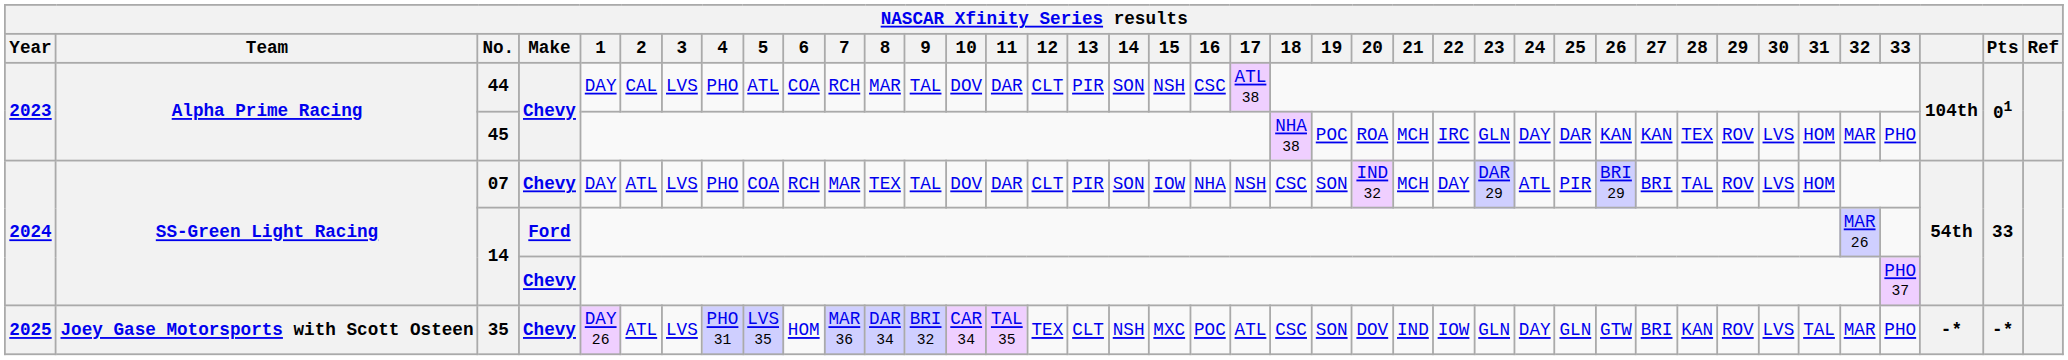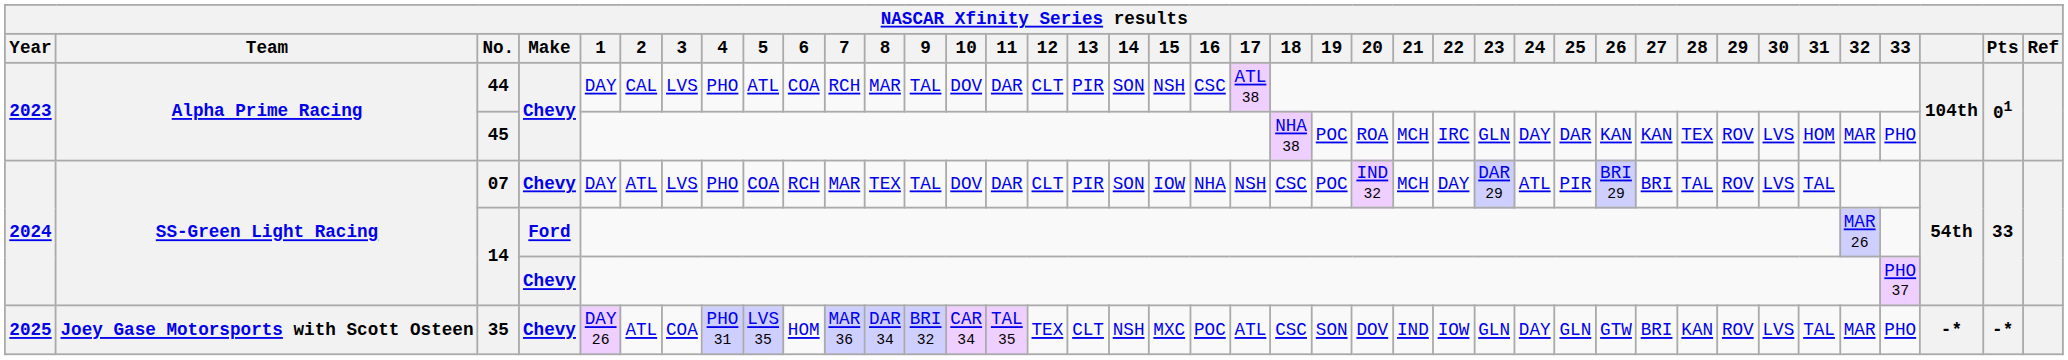(1332, 184) SON -> (1332, 184) POC
(1819, 184) HOM -> (1819, 184) TAL
(682, 330) LVS -> (682, 330) COA
